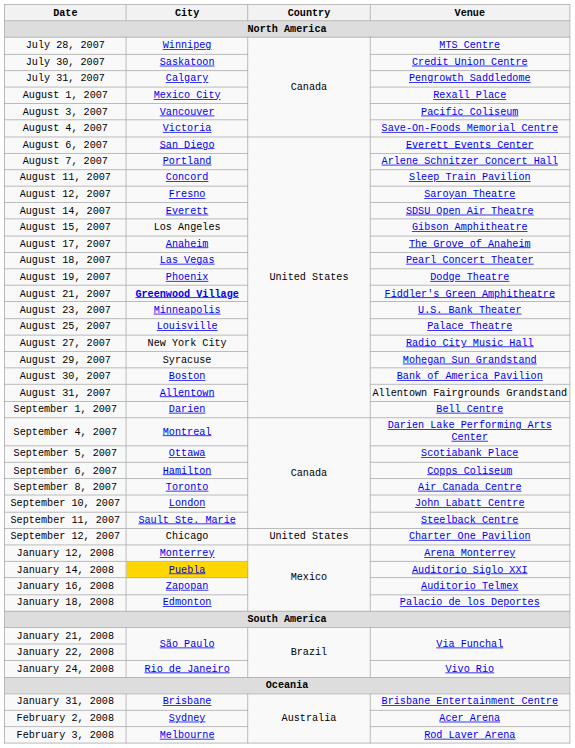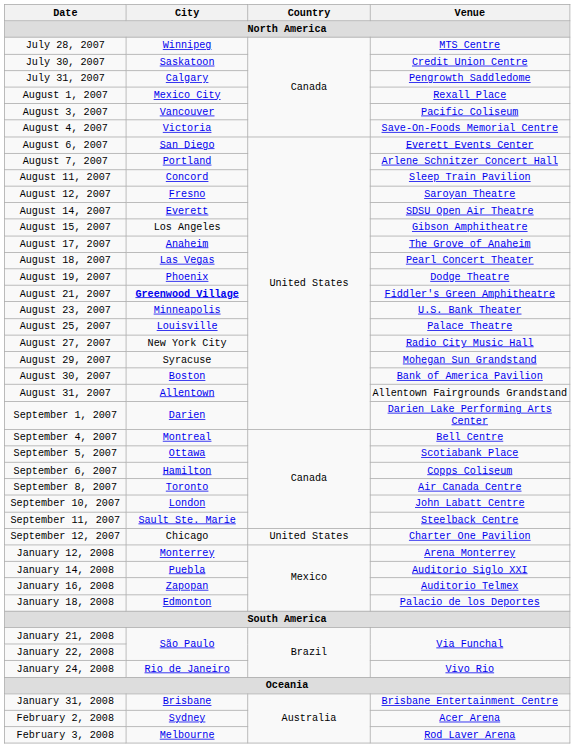(470, 409) Bell Centre -> (470, 415) Darien Lake Performing Arts Center
(470, 432) Darien Lake Performing Arts Center -> (470, 438) Bell Centre
(187, 570) gold background -> (187, 570) no background
